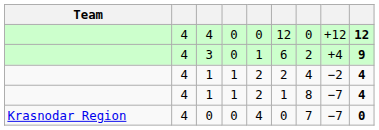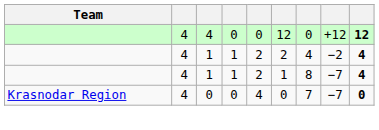- row: (88, 55)
